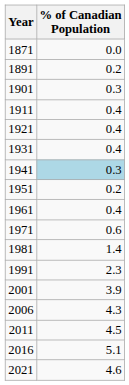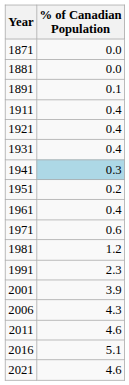+ row: (21, 69)
(114, 69) 0.2 -> (114, 89) 0.1
- row: (21, 89)
(114, 249) 1.4 -> (114, 249) 1.2
(114, 330) 4.5 -> (114, 330) 4.6
